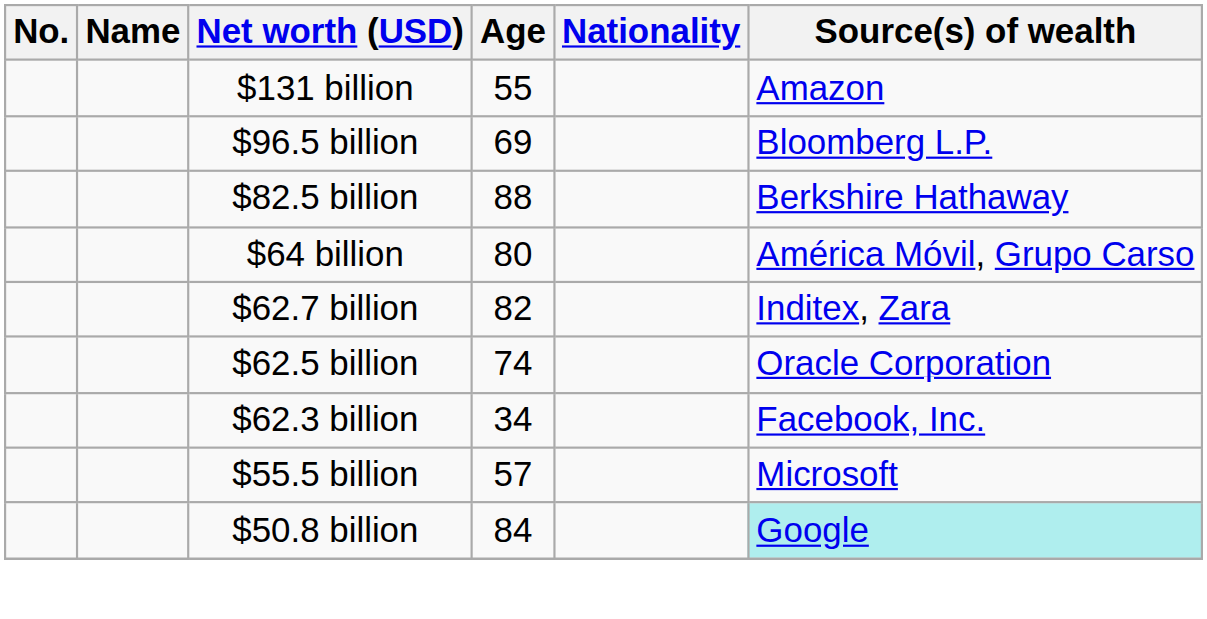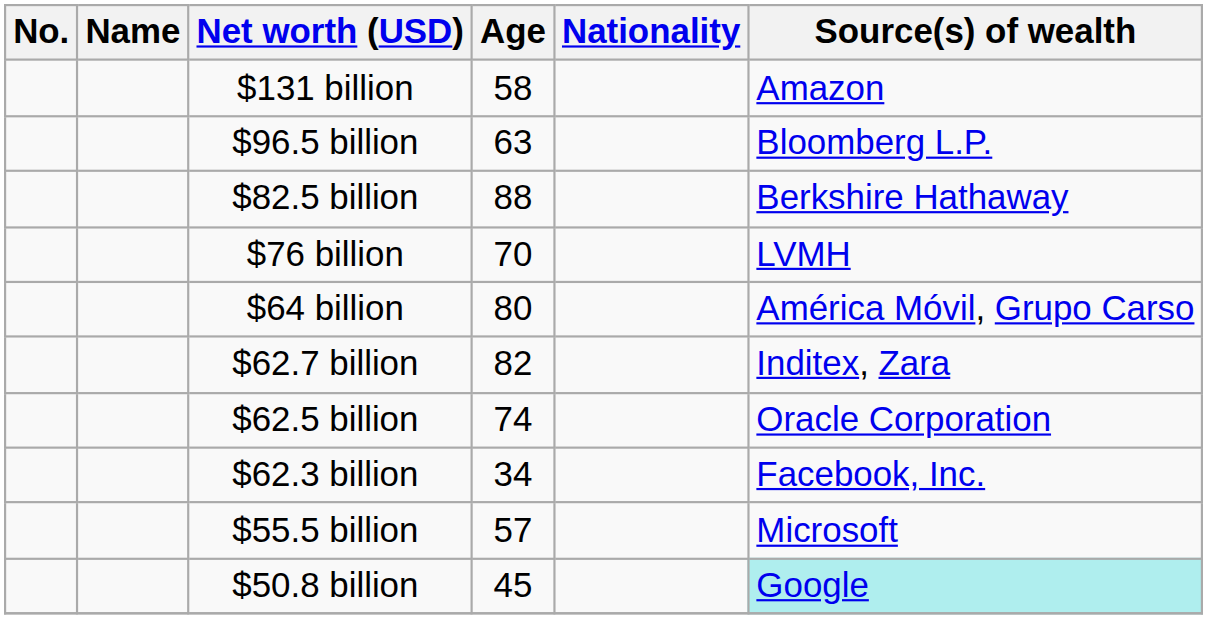(513, 87) 55 -> (513, 87) 58
(513, 142) 69 -> (513, 142) 63
+ row: (330, 253)
(513, 530) 84 -> (513, 585) 45
